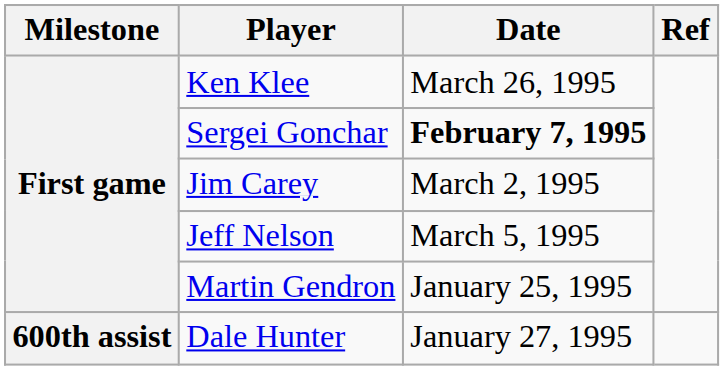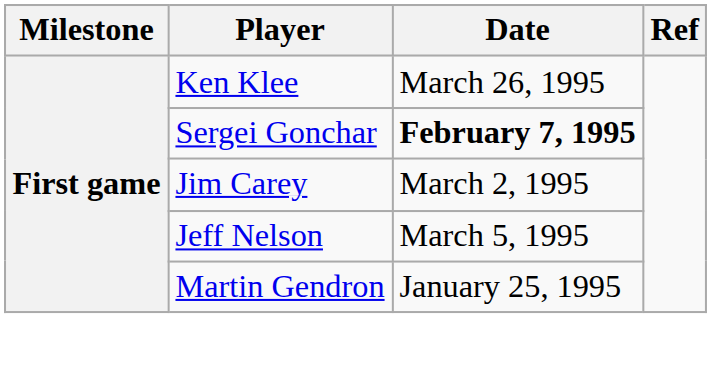- row: (266, 337)
